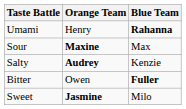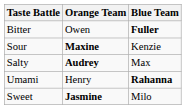rows swapped: (19, 79) <-> (23, 29)
(141, 46) Max -> (146, 46) Kenzie
(146, 63) Kenzie -> (141, 63) Max
